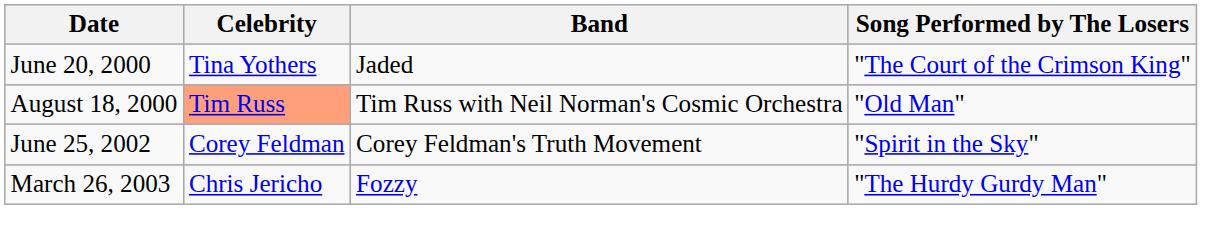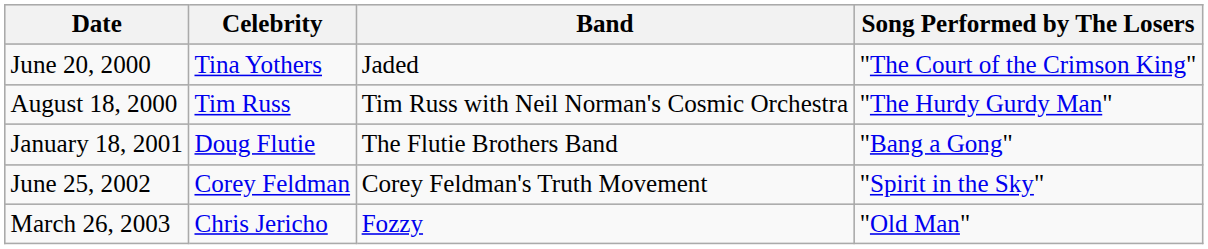(237, 104) lightsalmon background -> (243, 104) no background
(909, 104) "Old Man" -> (986, 104) "The Hurdy Gurdy Man"
+ row: (97, 143)
(981, 183) "The Hurdy Gurdy Man" -> (915, 223) "Old Man"
